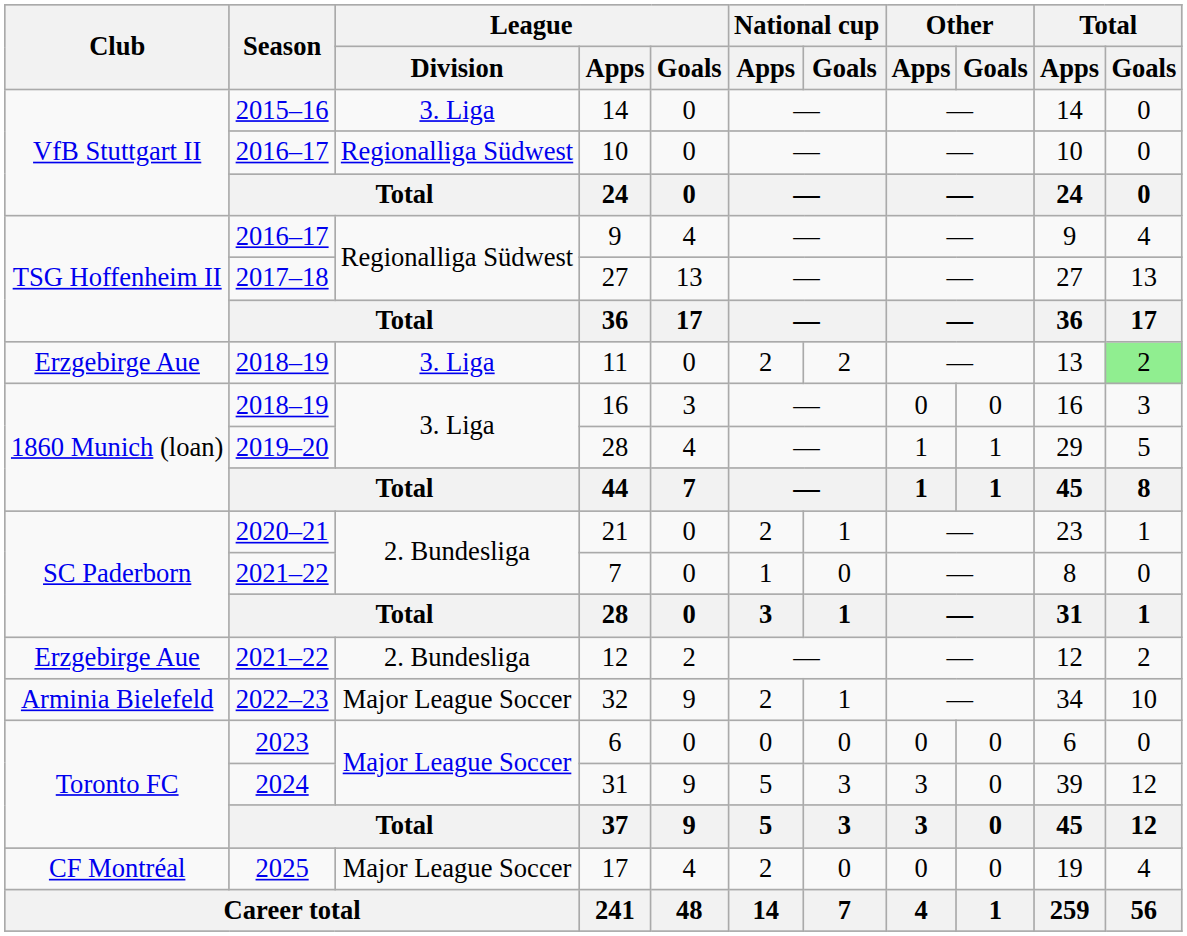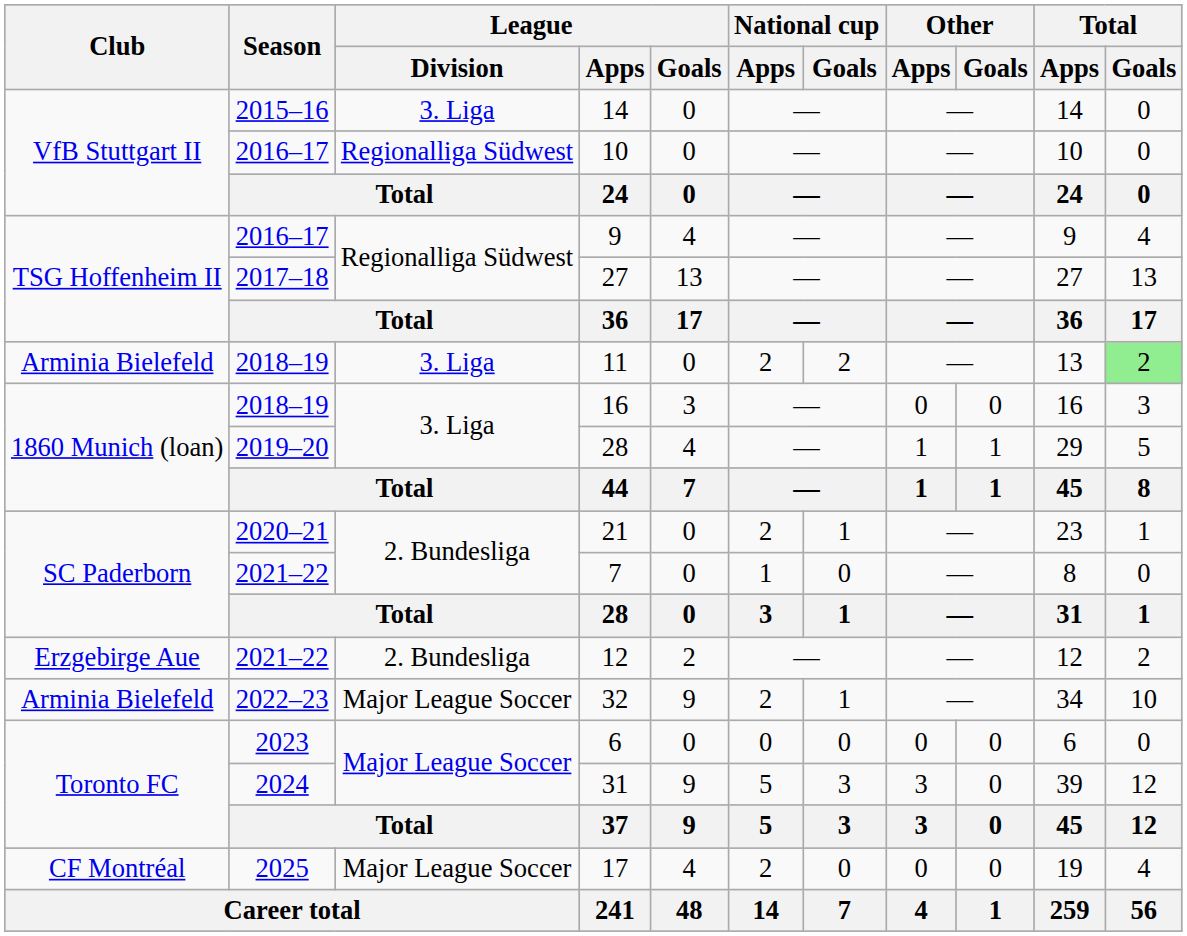(117, 362) Erzgebirge Aue -> (117, 362) Arminia Bielefeld
